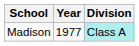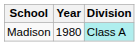(69, 31) 1977 -> (69, 31) 1980
